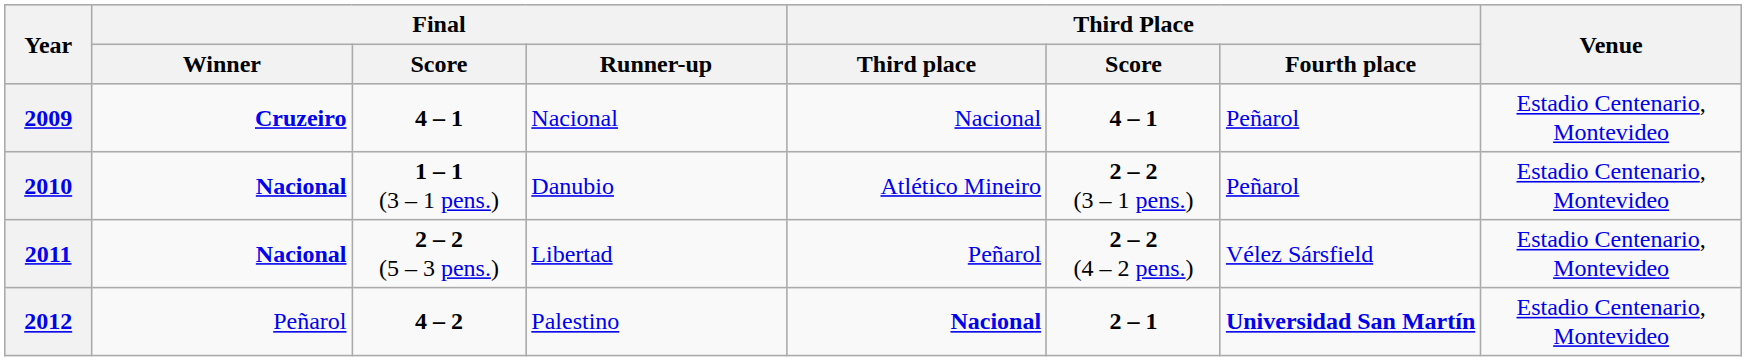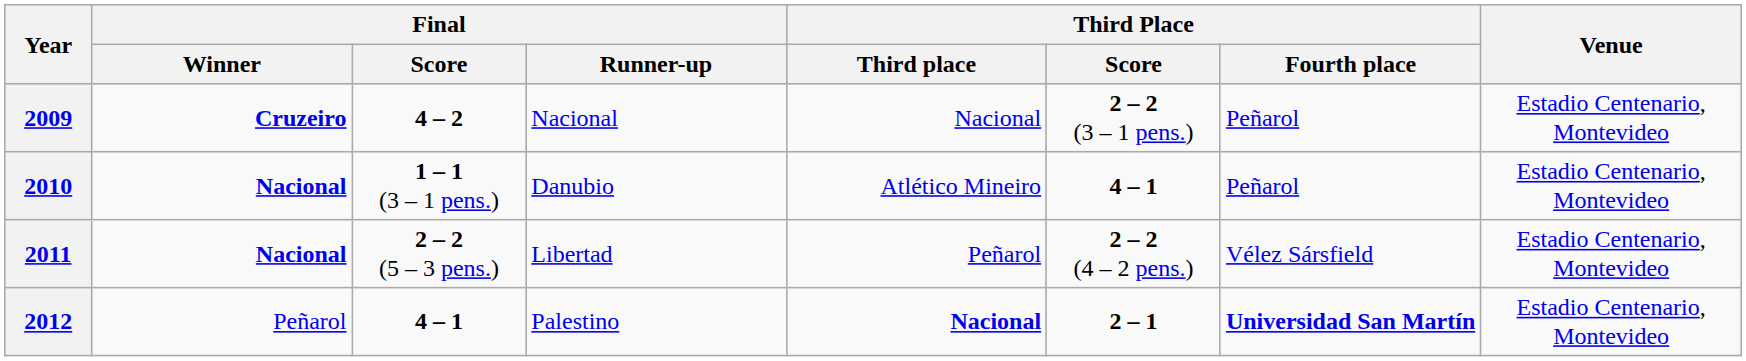(439, 117) 4 – 1 -> (439, 117) 4 – 2
(1134, 117) 4 – 1 -> (1134, 117) 2 – 2 (3 – 1 pens.)
(1134, 185) 2 – 2 (3 – 1 pens.) -> (1134, 185) 4 – 1
(439, 322) 4 – 2 -> (439, 322) 4 – 1
